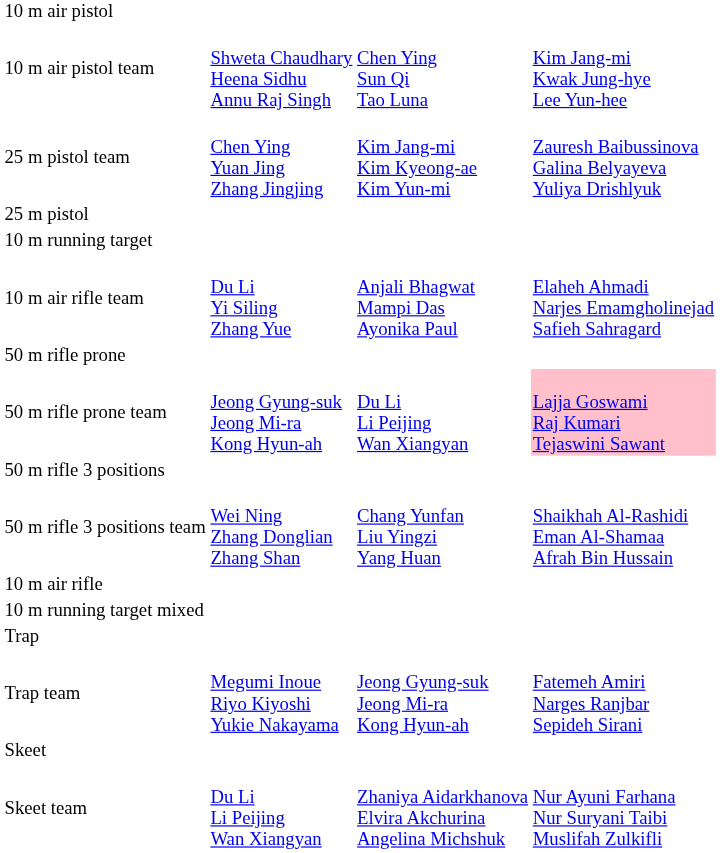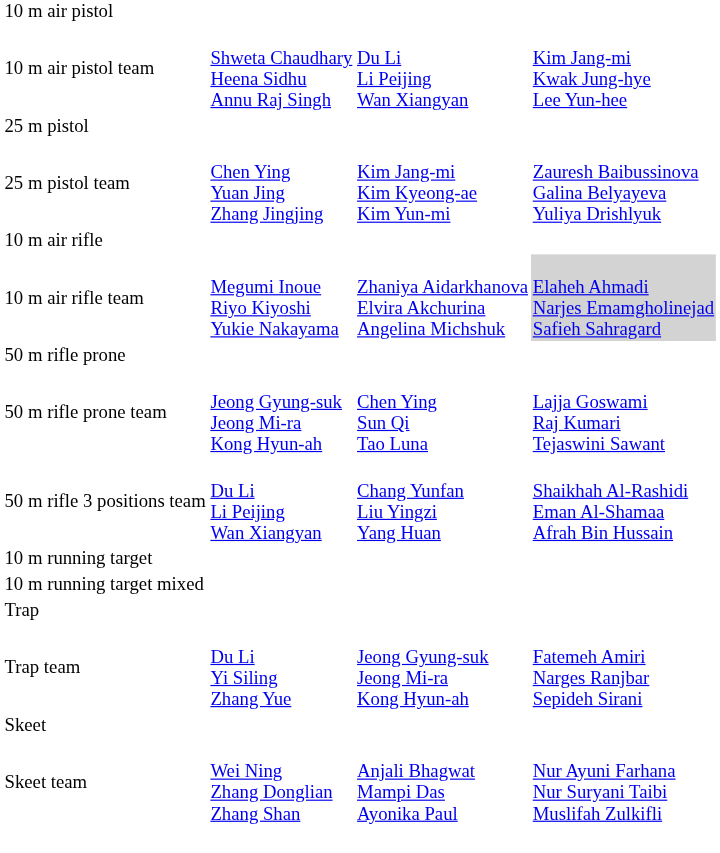(397, 78) Chen Ying Sun Qi Tao Luna -> (413, 78) Du Li Li Peijing Wan Xiangyan
rows swapped: (47, 214) <-> (67, 157)
rows swapped: (54, 584) <-> (78, 240)
(251, 308) Du Li Yi Siling Zhang Yue -> (275, 308) Megumi Inoue Riyo Kiyoshi Yukie Nakayama
(416, 308) Anjali Bhagwat Mampi Das Ayonika Paul -> (443, 308) Zhaniya Aidarkhanova Elvira Akchurina Angelina Michshuk
(623, 308) no background -> (623, 308) lightgrey background
(413, 422) Du Li Li Peijing Wan Xiangyan -> (397, 422) Chen Ying Sun Qi Tao Luna
(599, 422) pink background -> (599, 422) no background
- row: (85, 469)
(271, 537) Wei Ning Zhang Donglian Zhang Shan -> (266, 511) Du Li Li Peijing Wan Xiangyan
(275, 703) Megumi Inoue Riyo Kiyoshi Yukie Nakayama -> (251, 677) Du Li Yi Siling Zhang Yue
(266, 818) Du Li Li Peijing Wan Xiangyan -> (271, 792) Wei Ning Zhang Donglian Zhang Shan
(443, 818) Zhaniya Aidarkhanova Elvira Akchurina Angelina Michshuk -> (416, 792) Anjali Bhagwat Mampi Das Ayonika Paul
